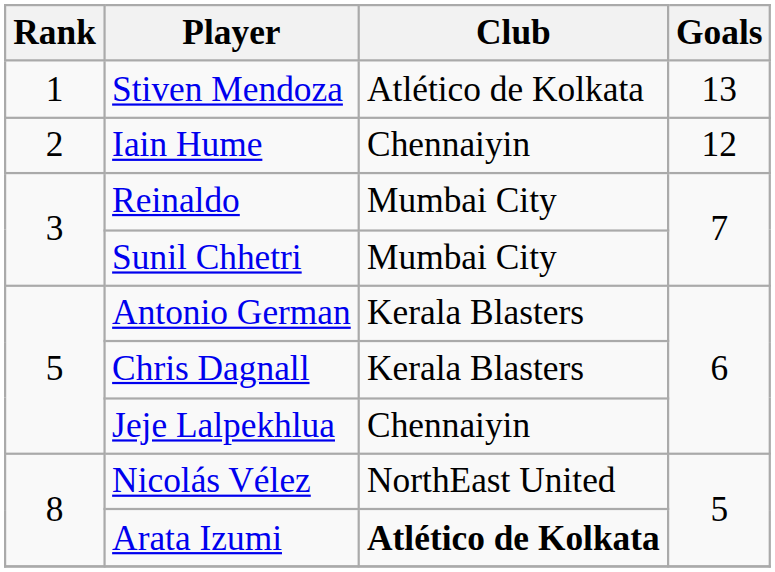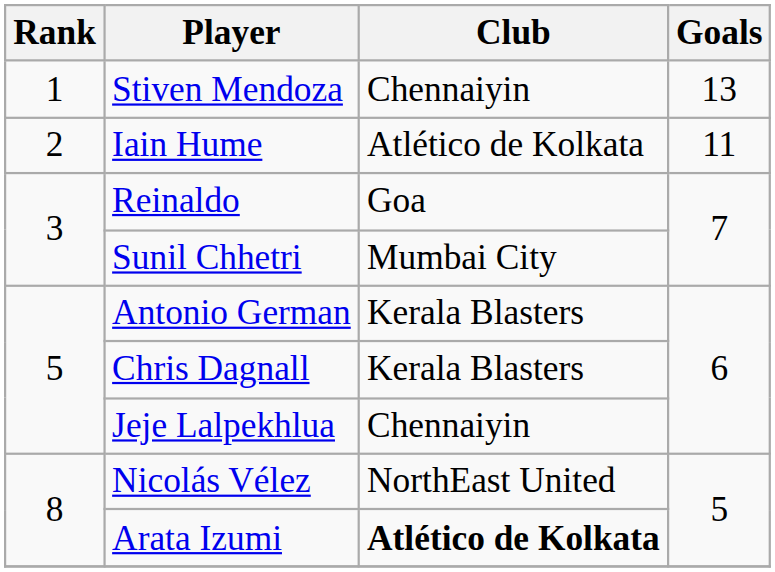(506, 88) Atlético de Kolkata -> (449, 88) Chennaiyin
(449, 144) Chennaiyin -> (506, 144) Atlético de Kolkata
(719, 144) 12 -> (719, 144) 11
(462, 200) Mumbai City -> (397, 200) Goa
